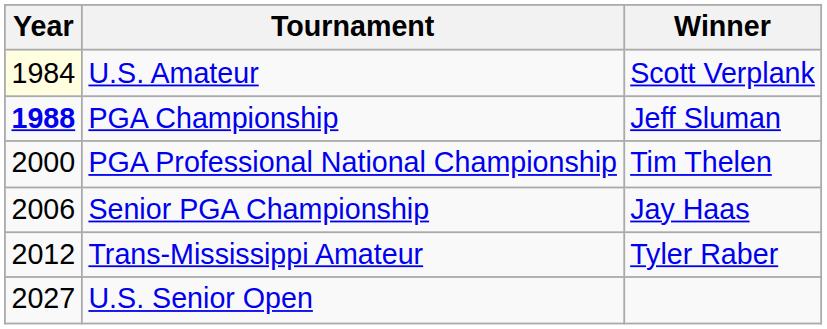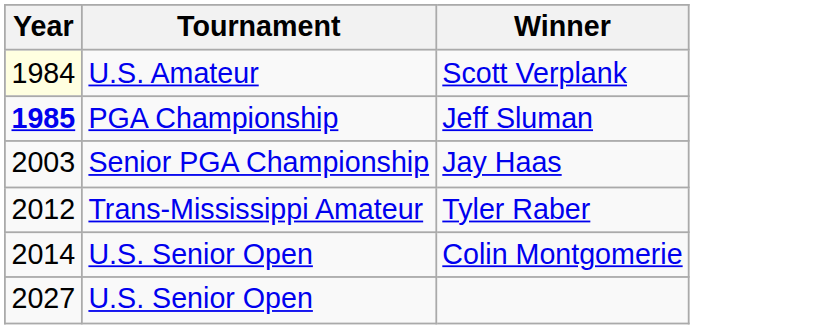(43, 118) 1988 -> (43, 118) 1985
- row: (701, 163)
(43, 208) 2006 -> (43, 163) 2003
+ row: (562, 254)
